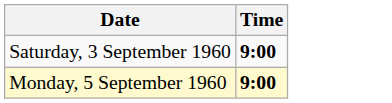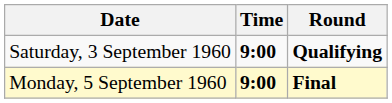+ column: (337, 20)
